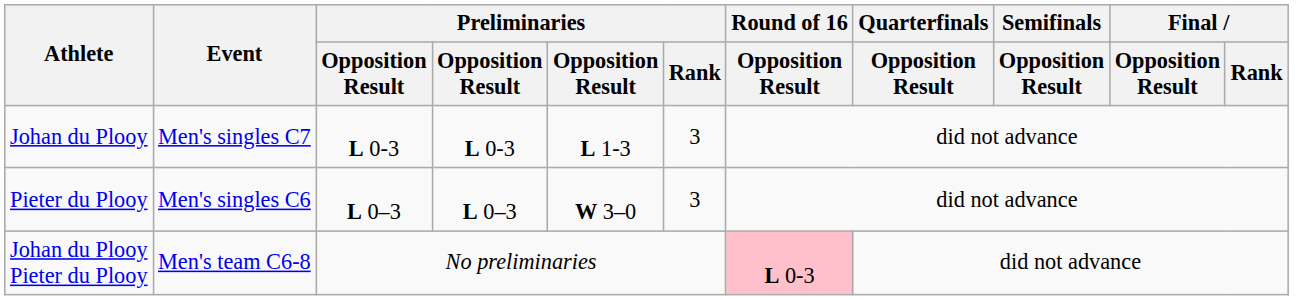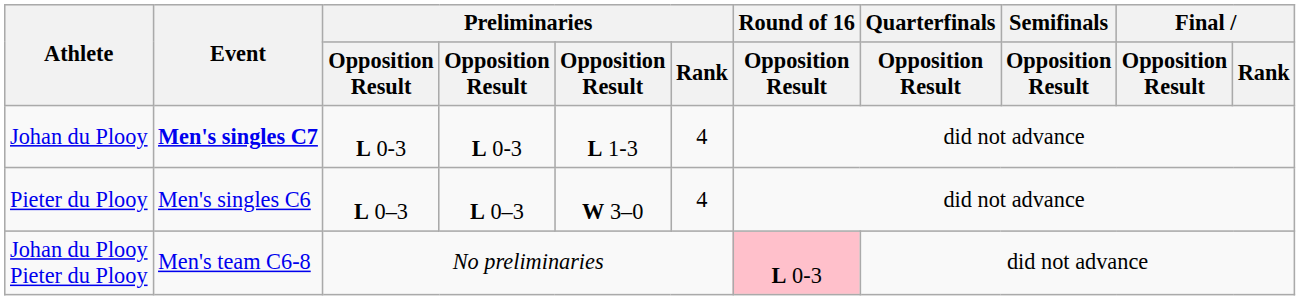(234, 136) normal -> (238, 136) bold
(695, 136) 3 -> (702, 136) 4
(695, 199) 3 -> (702, 199) 4
